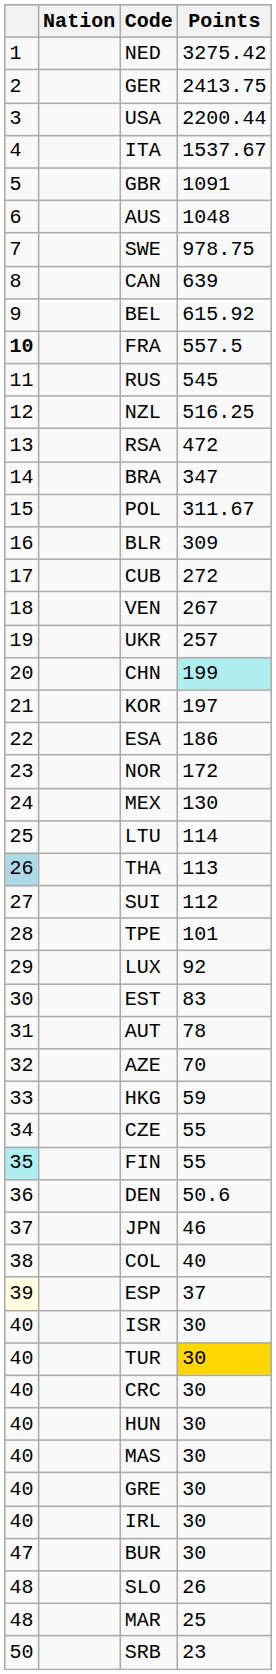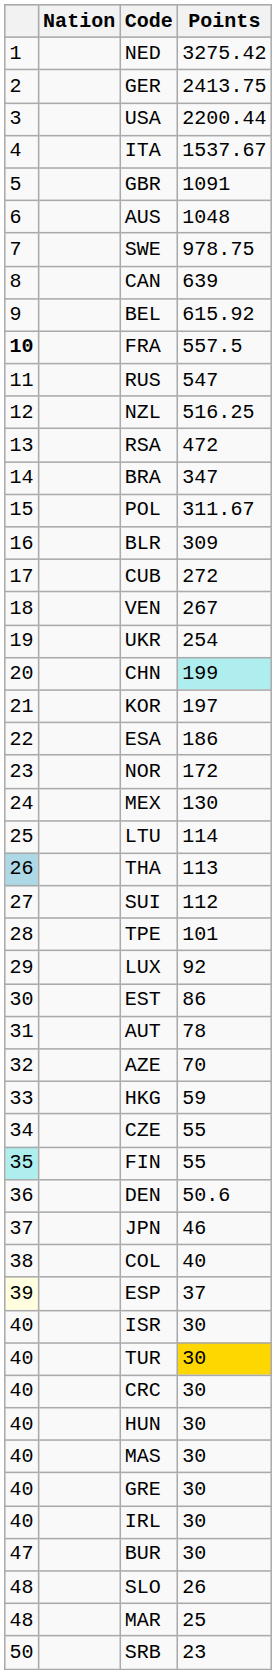(200, 380) 545 -> (200, 380) 547
(200, 641) 257 -> (200, 641) 254
(194, 1000) 83 -> (194, 1000) 86
